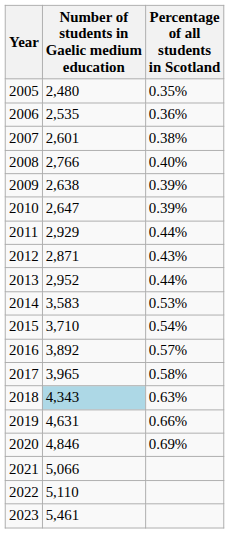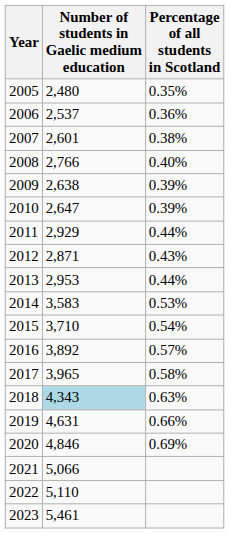(62, 114) 2,535 -> (62, 114) 2,537
(62, 279) 2,952 -> (62, 279) 2,953
